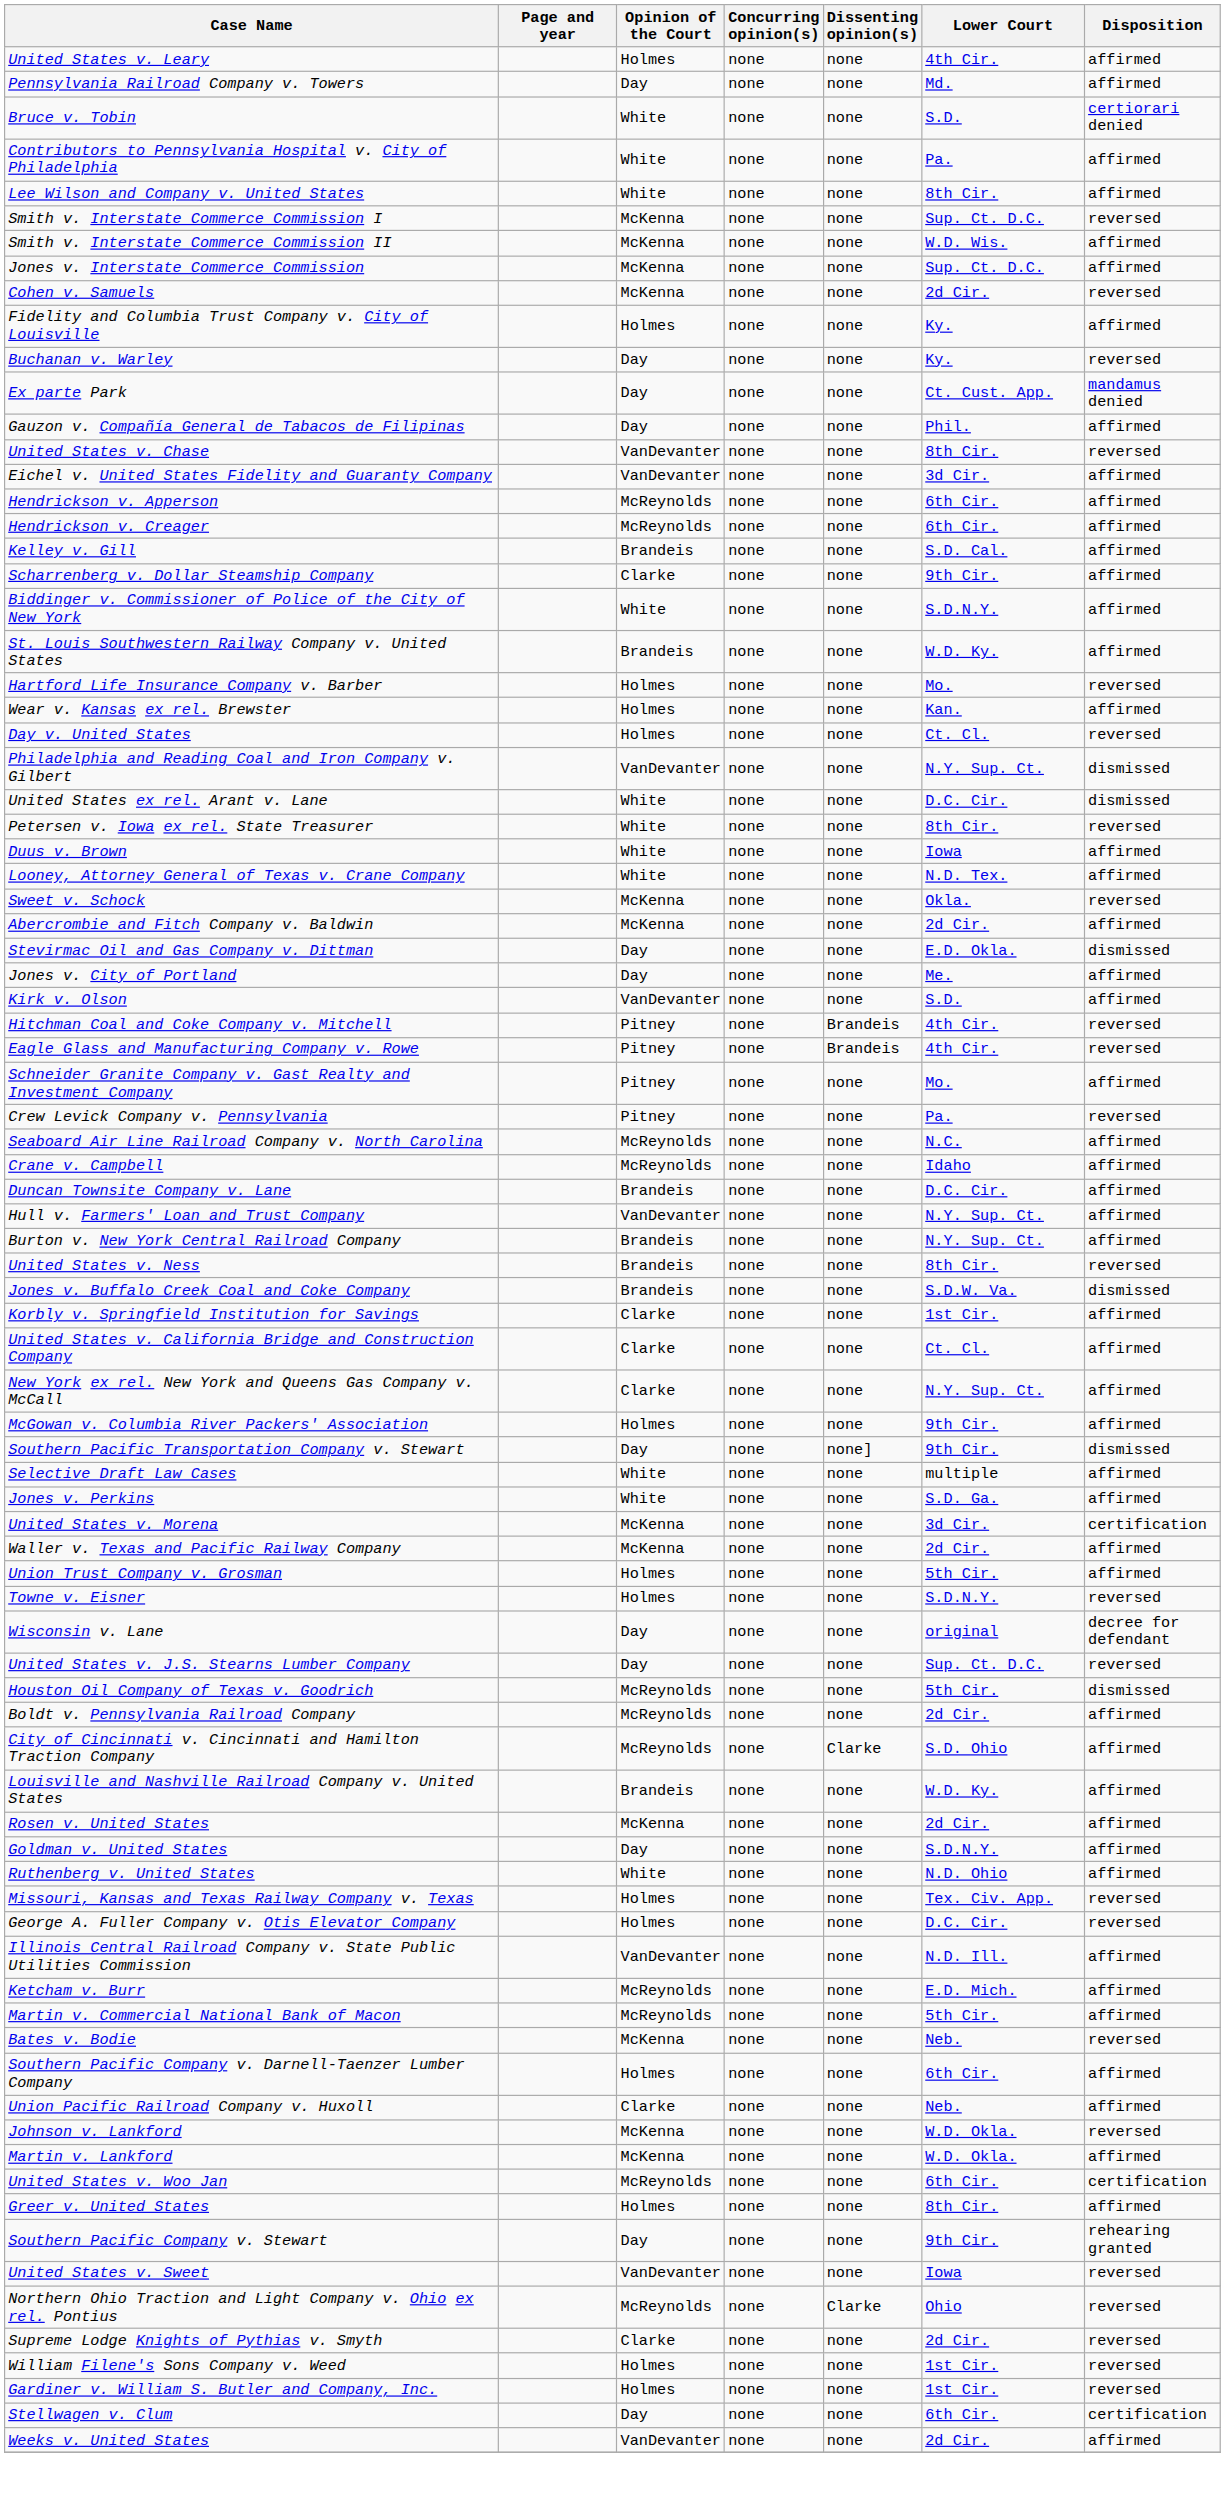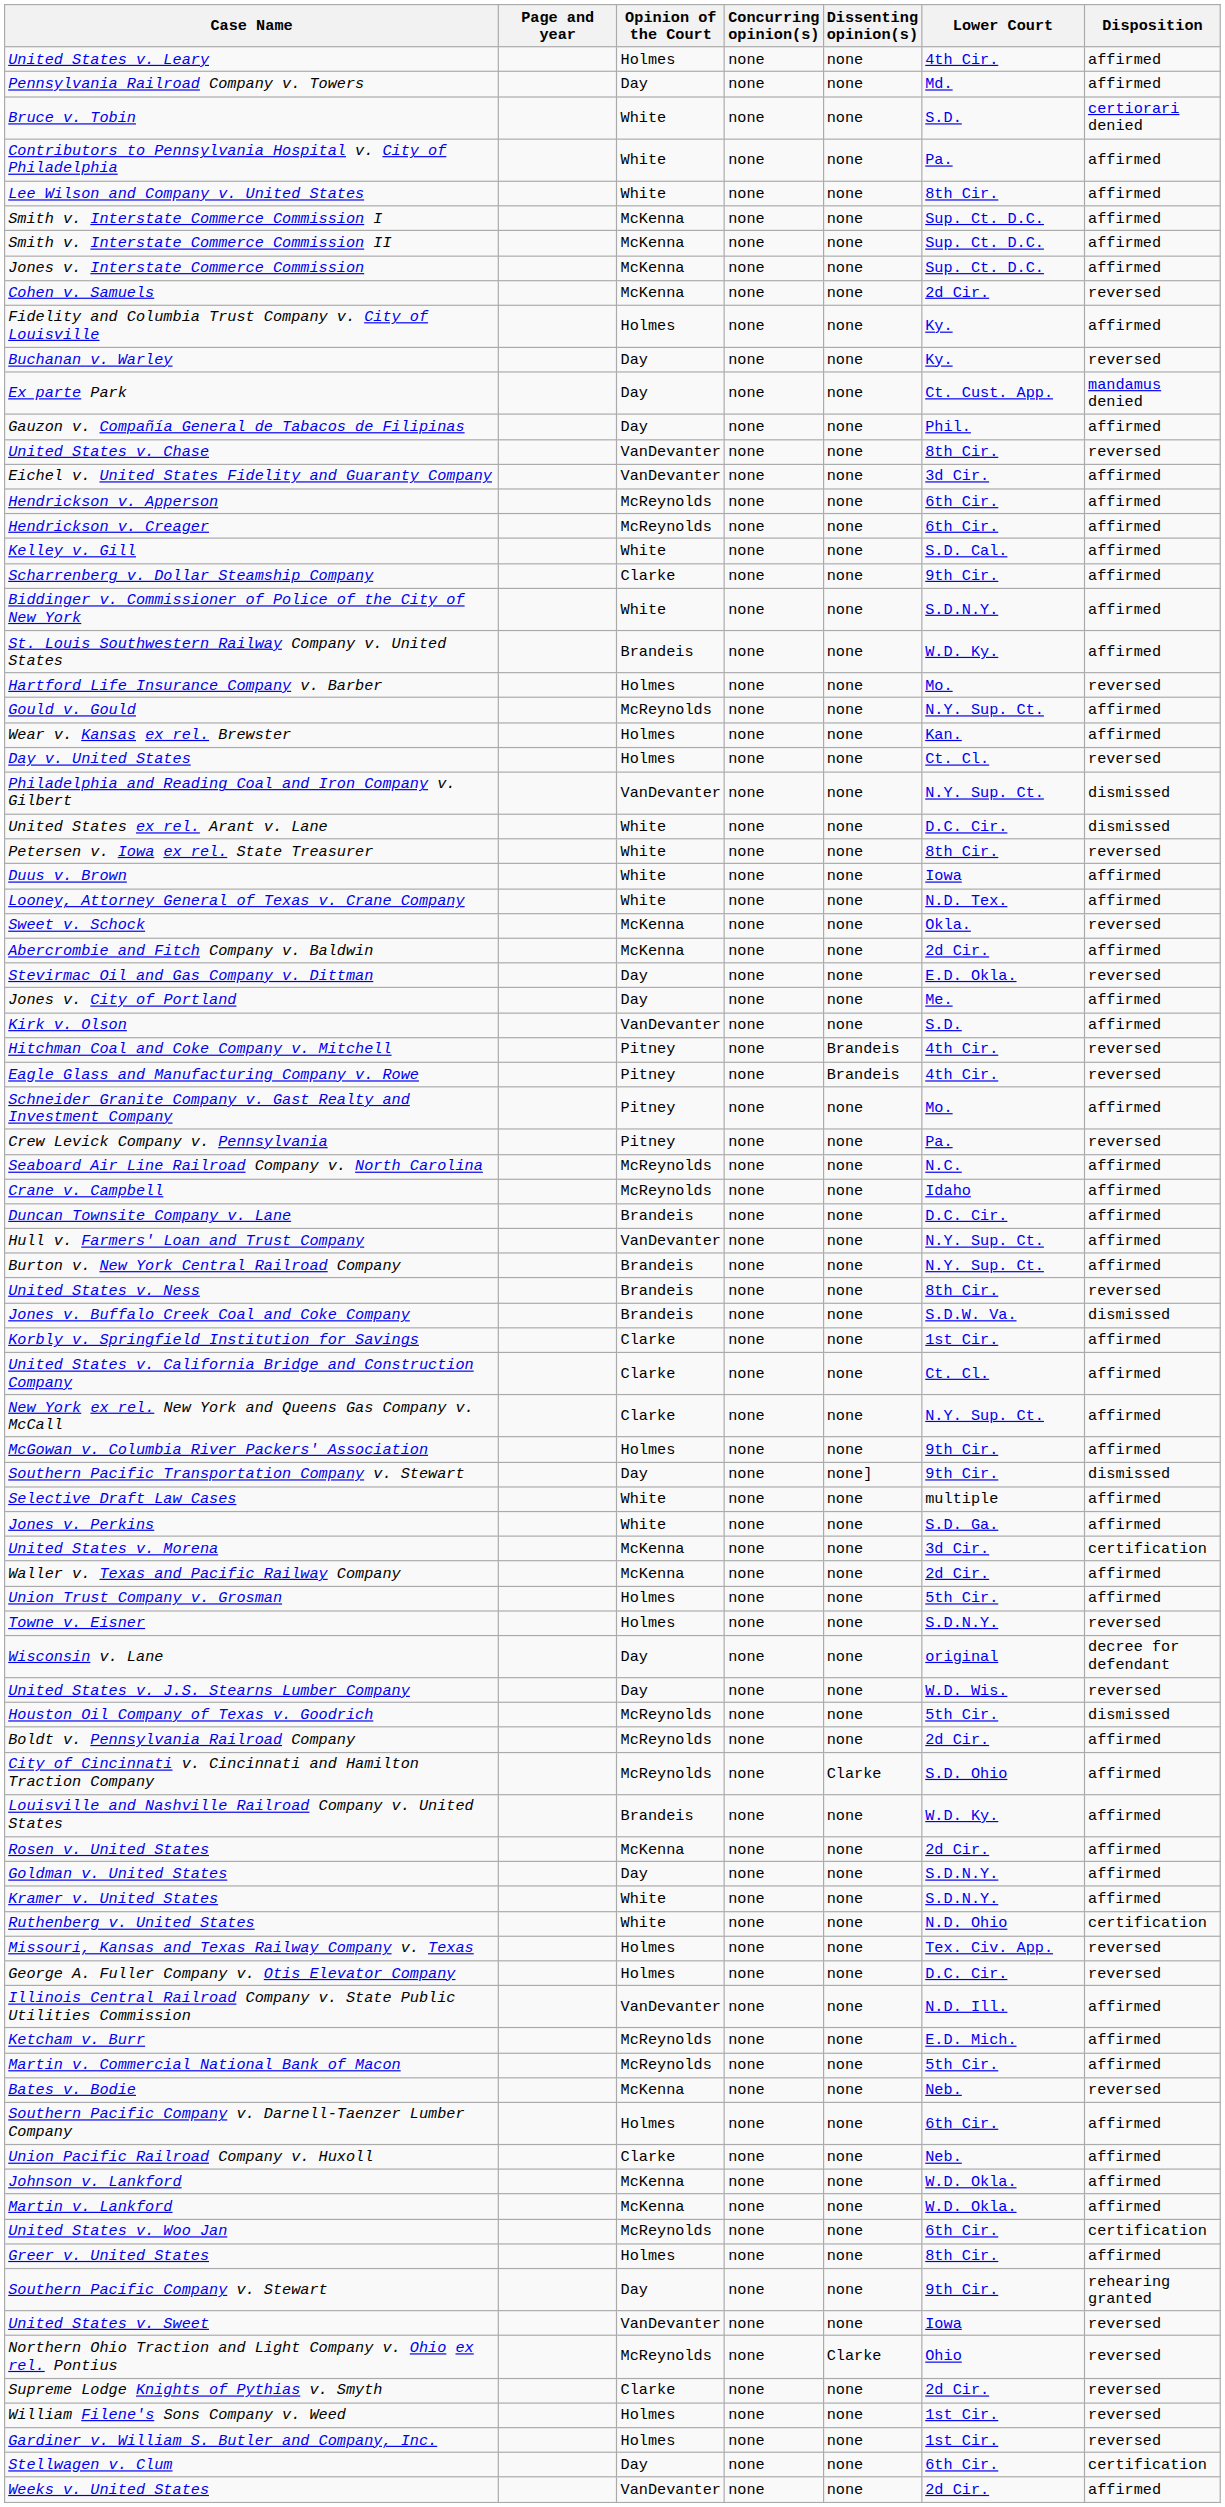(1125, 218) reversed -> (1125, 218) affirmed
(966, 243) W.D. Wis. -> (985, 243) Sup. Ct. D.C.
(657, 551) Brandeis -> (643, 551) White
+ row: (72, 710)
(1129, 951) dismissed -> (1125, 975) reversed
(985, 1665) Sup. Ct. D.C. -> (966, 1690) W.D. Wis.
+ row: (113, 1899)
(1125, 1874) affirmed -> (1147, 1924) certification
(1125, 2132) reversed -> (1125, 2182) affirmed
